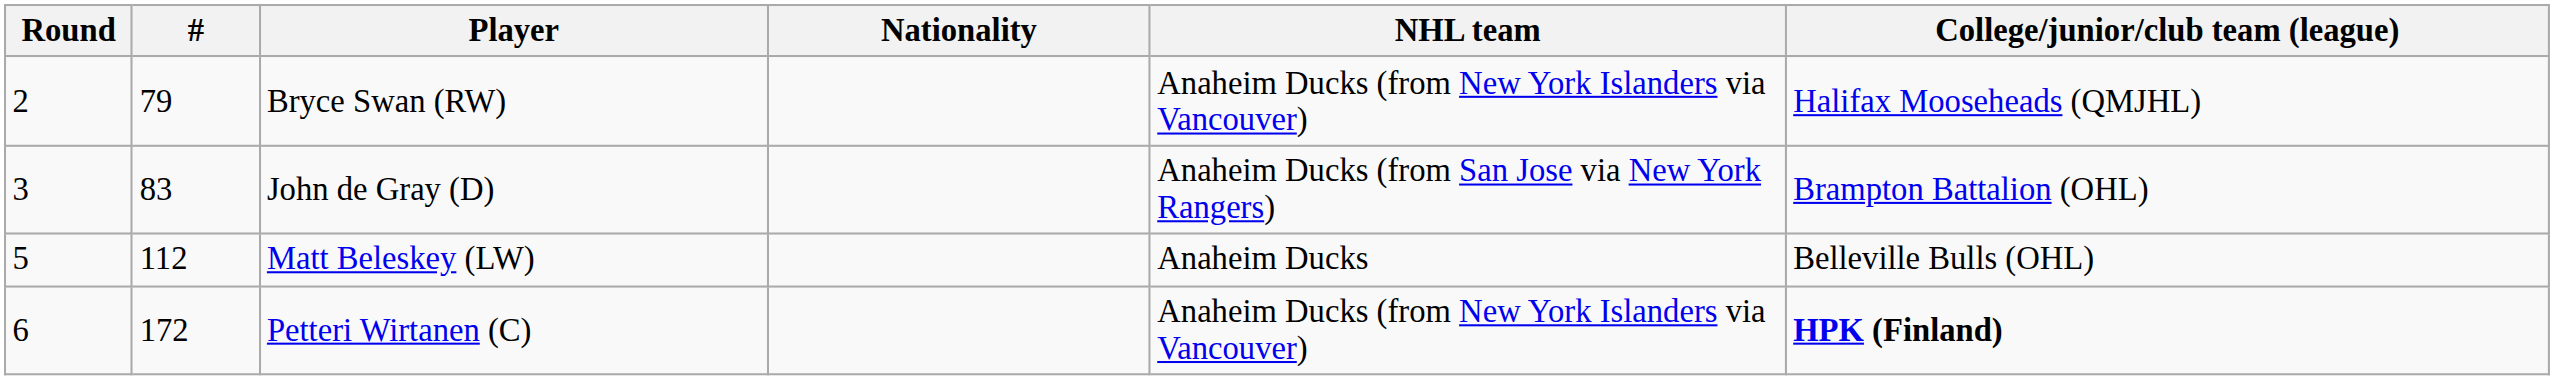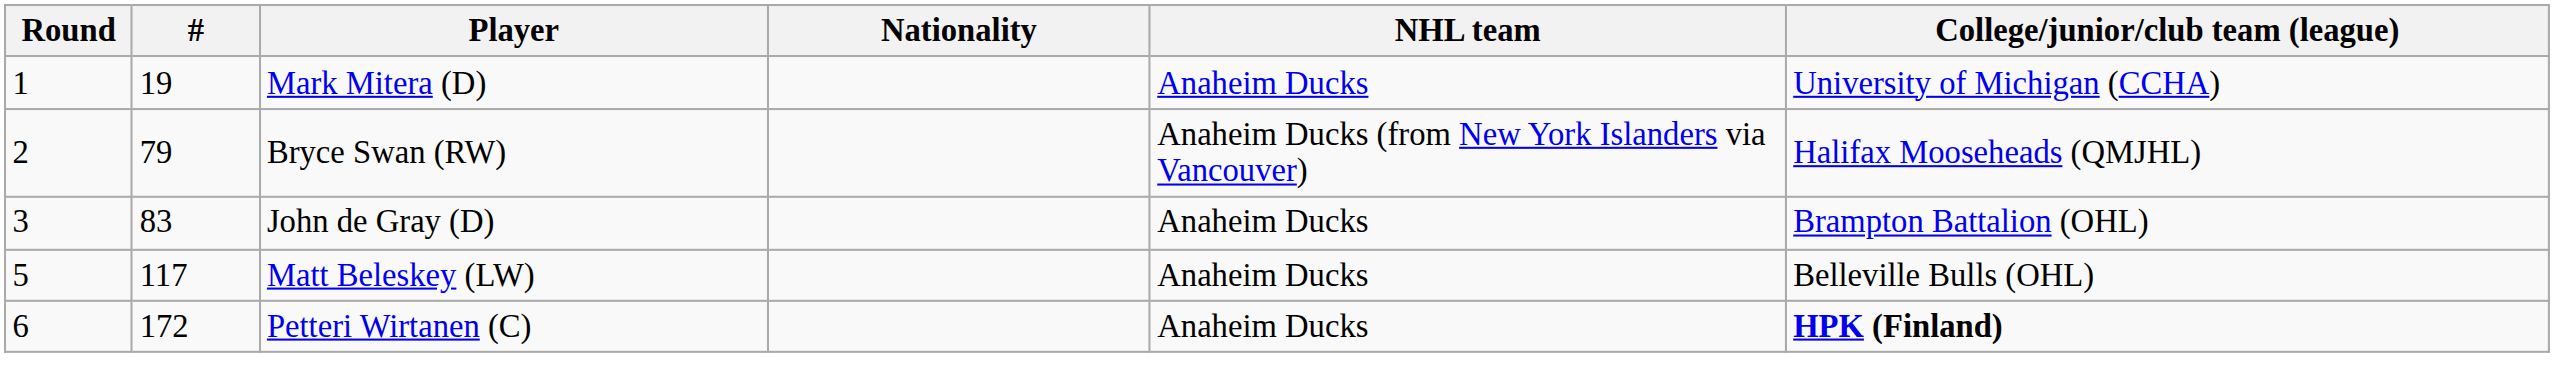+ row: (377, 82)
(1459, 188) Anaheim Ducks (from San Jose via New York Rangers) -> (1263, 222) Anaheim Ducks
(164, 259) 112 -> (164, 274) 117
(1461, 329) Anaheim Ducks (from New York Islanders via Vancouver) -> (1263, 325) Anaheim Ducks
